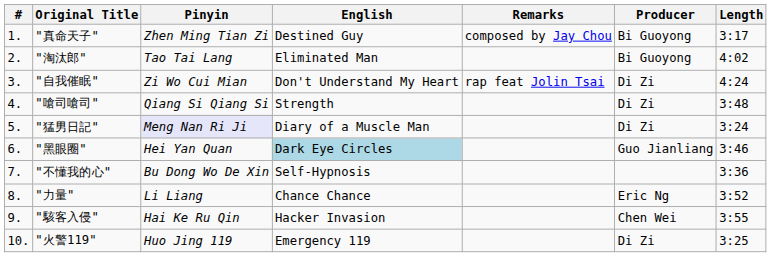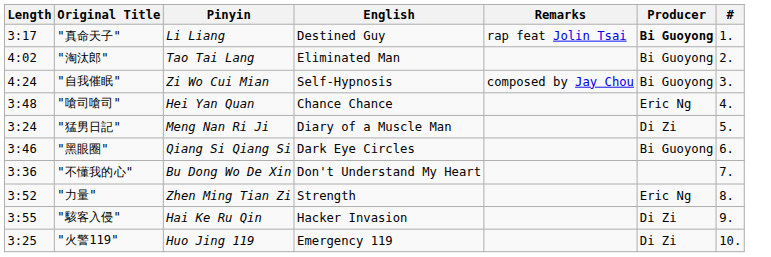columns swapped: (18, 14) <-> (741, 14)
(207, 36) Zhen Ming Tian Zi -> (196, 36) Li Liang
(538, 36) composed by Jay Chou -> (557, 36) rap feat Jolin Tsai
(654, 36) normal -> (677, 36) bold
(367, 81) Don't Understand My Heart -> (345, 81) Self-Hypnosis
(535, 81) rap feat Jolin Tsai -> (560, 81) composed by Jay Chou
(636, 81) Di Zi -> (677, 81) Bi Guoyong
(207, 104) Qiang Si Qiang Si -> (210, 104) Hei Yan Quan
(304, 104) Strength -> (345, 104) Chance Chance
(636, 104) Di Zi -> (666, 104) Eric Ng
(196, 127) lavender background -> (218, 127) no background
(188, 149) Hei Yan Quan -> (229, 149) Qiang Si Qiang Si
(334, 149) lightblue background -> (356, 149) no background
(666, 149) Guo Jianliang -> (677, 149) Bi Guoyong
(323, 172) Self-Hypnosis -> (389, 172) Don't Understand My Heart
(174, 195) Li Liang -> (229, 195) Zhen Ming Tian Zi
(323, 195) Chance Chance -> (326, 195) Strength
(647, 218) Chen Wei -> (658, 218) Di Zi
